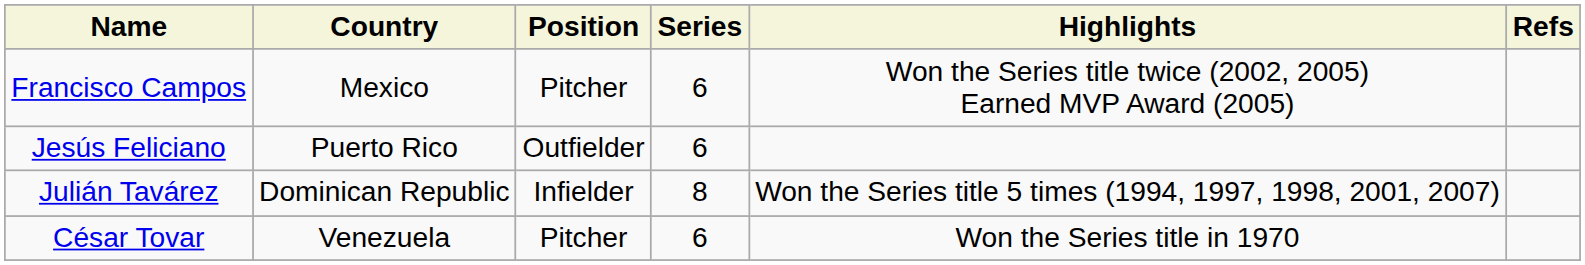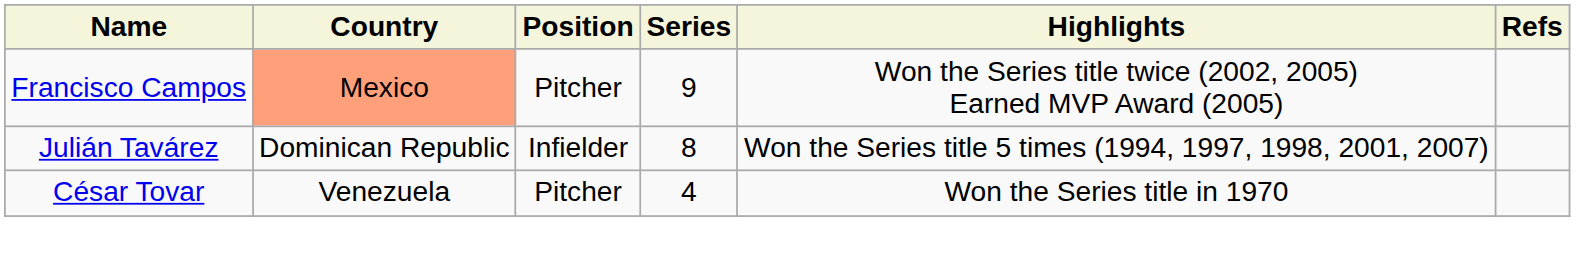(384, 87) no background -> (384, 87) lightsalmon background
(700, 87) 6 -> (689, 87) 9
- row: (129, 147)
(700, 237) 6 -> (689, 192) 4
